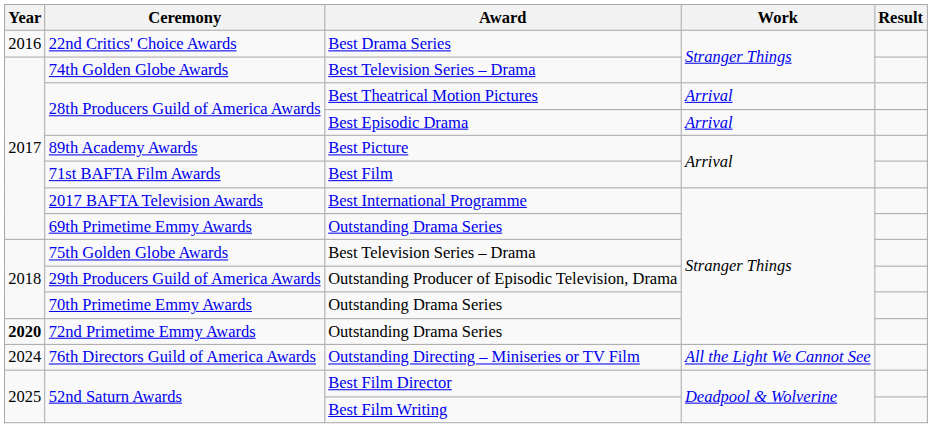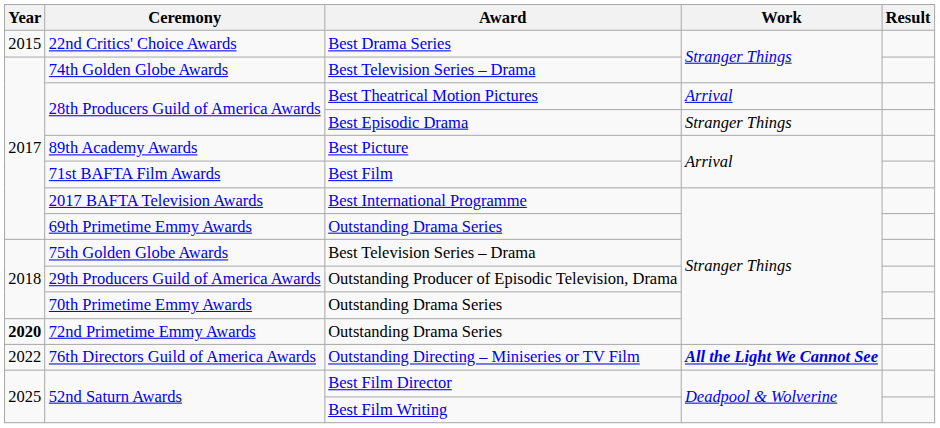(25, 43) 2016 -> (25, 43) 2015
(709, 122) Arrival -> (738, 122) Stranger Things
(25, 357) 2024 -> (25, 357) 2022
(778, 357) normal -> (781, 357) bold
